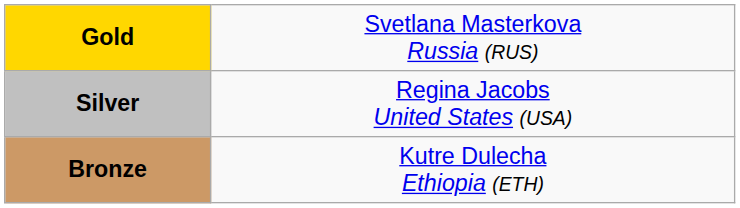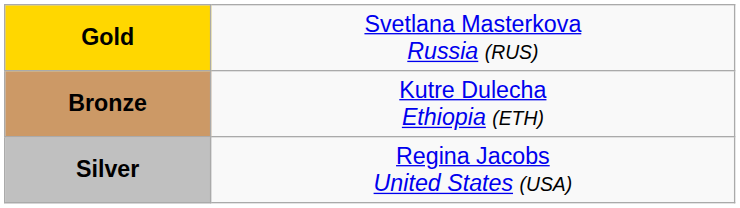rows swapped: (108, 103) <-> (108, 169)
